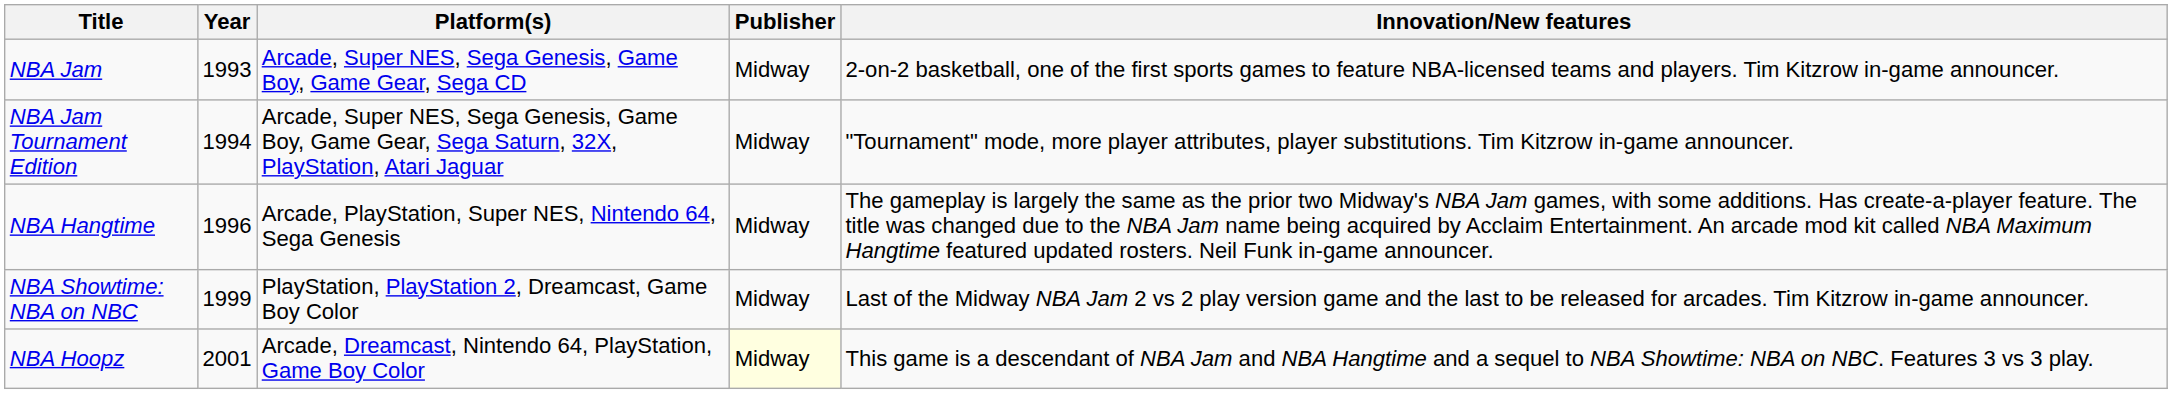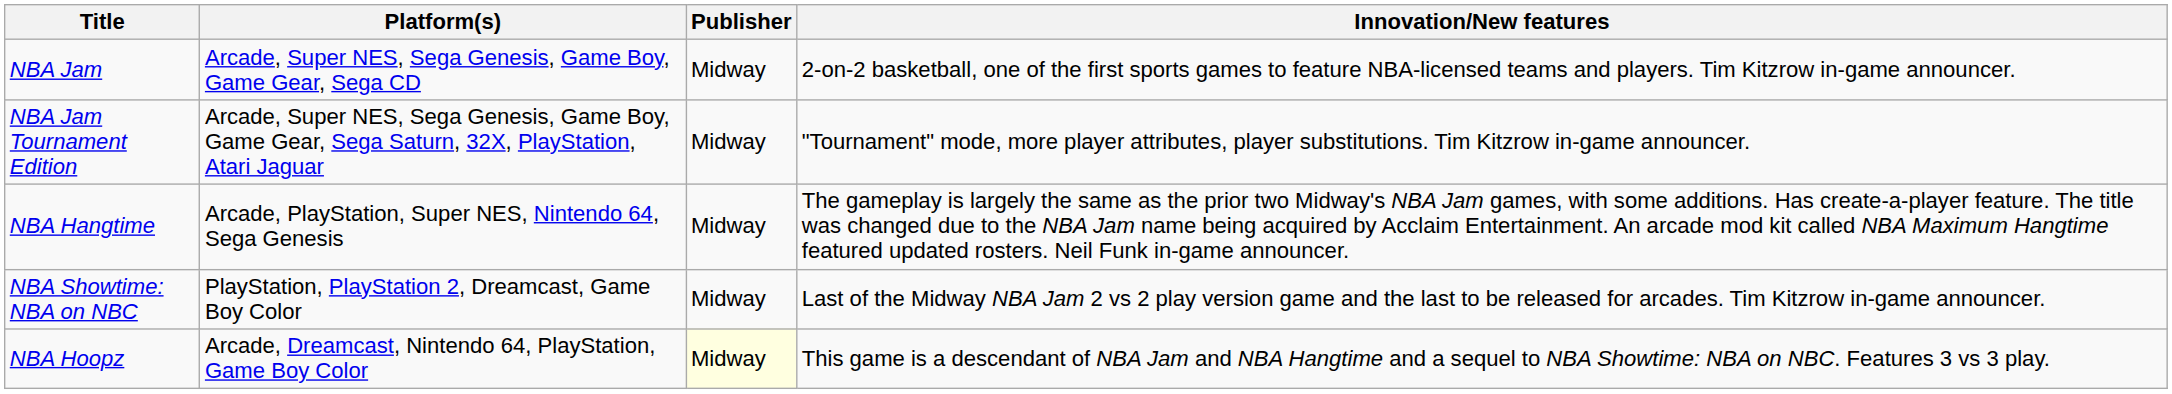- column: (227, 22)
